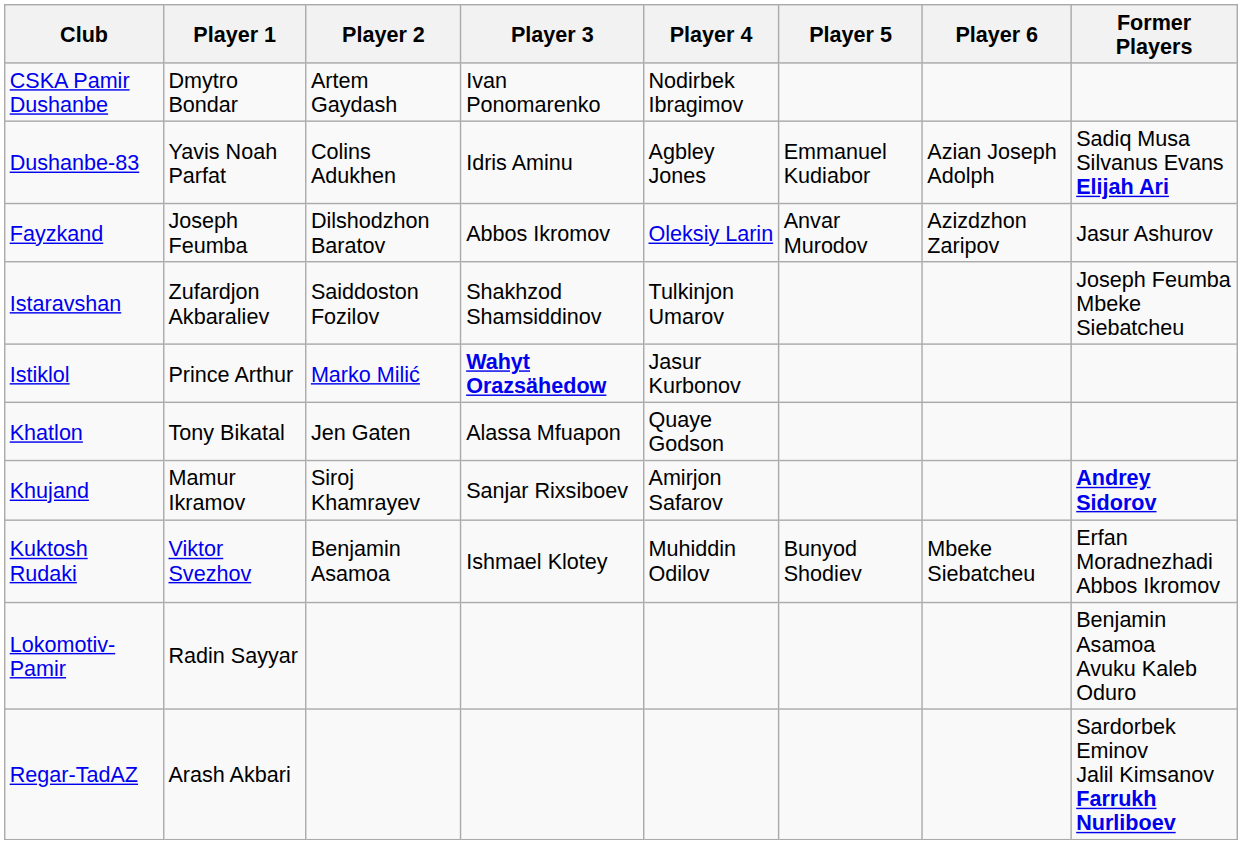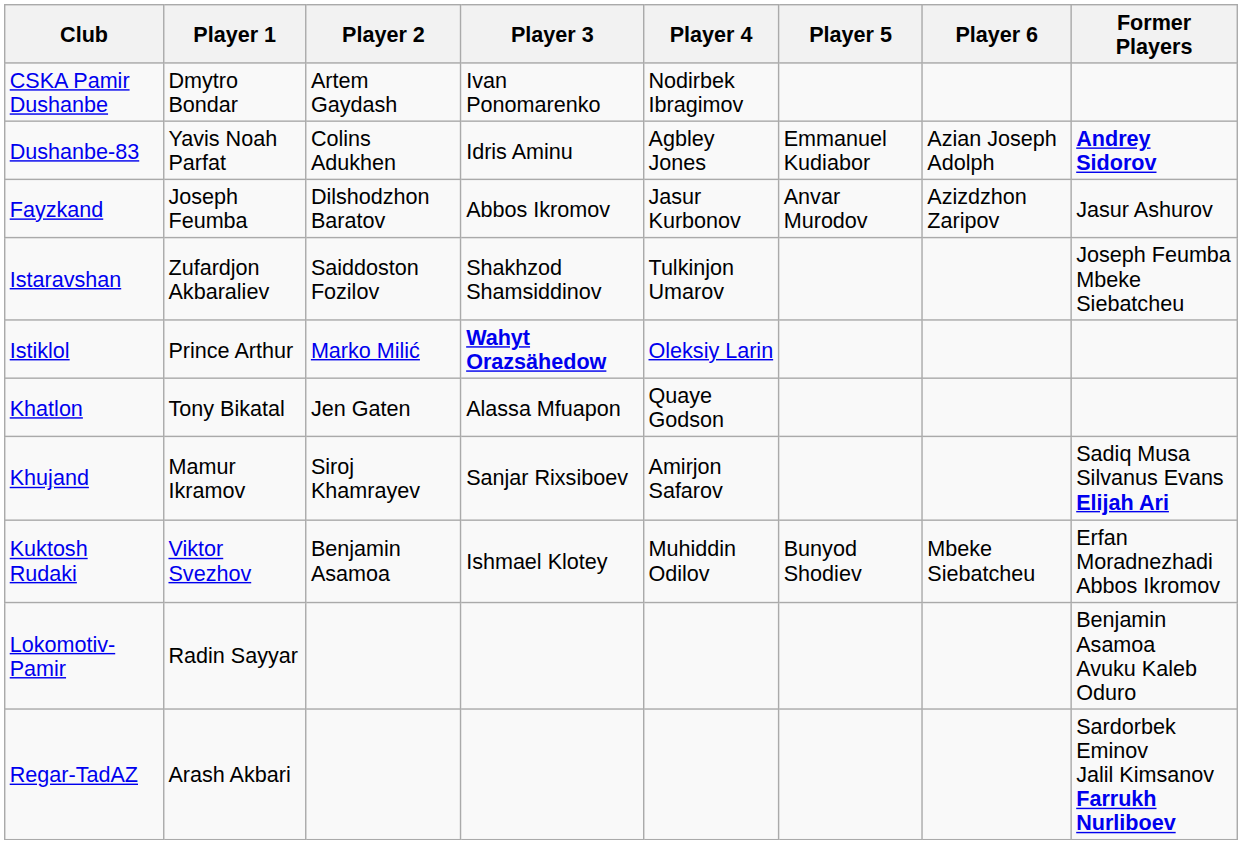(1150, 163) Sadiq Musa Silvanus Evans Elijah Ari -> (1116, 151) Andrey Sidorov
(711, 233) Oleksiy Larin -> (695, 209) Jasur Kurbonov
(695, 374) Jasur Kurbonov -> (711, 350) Oleksiy Larin
(1116, 490) Andrey Sidorov -> (1150, 478) Sadiq Musa Silvanus Evans Elijah Ari
